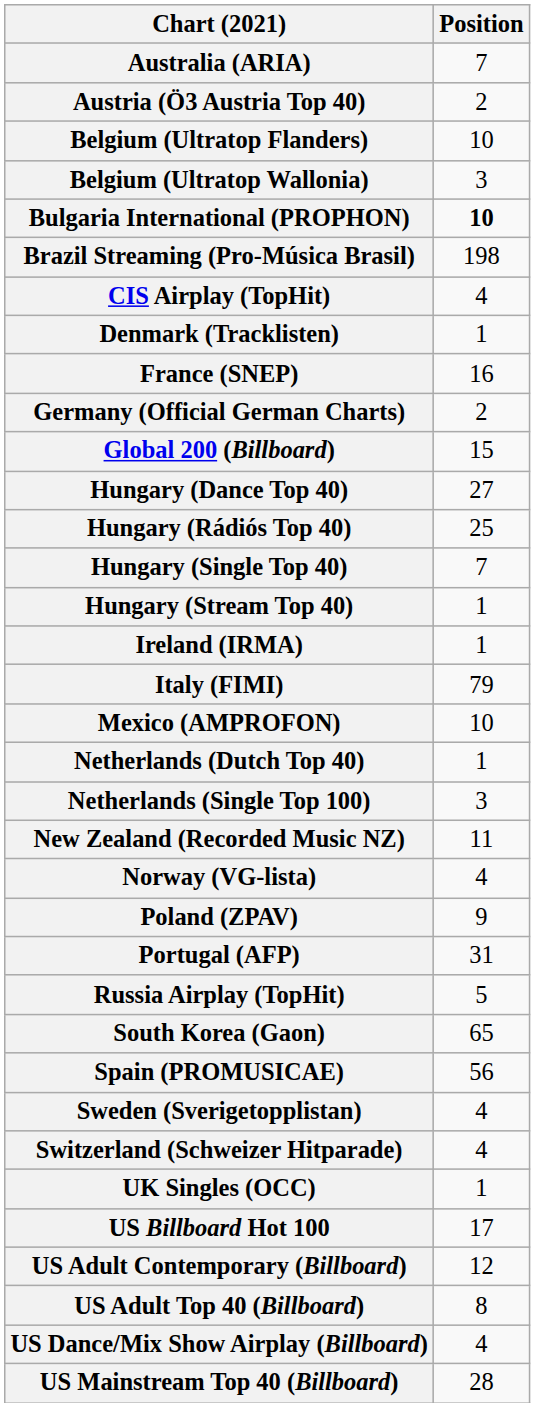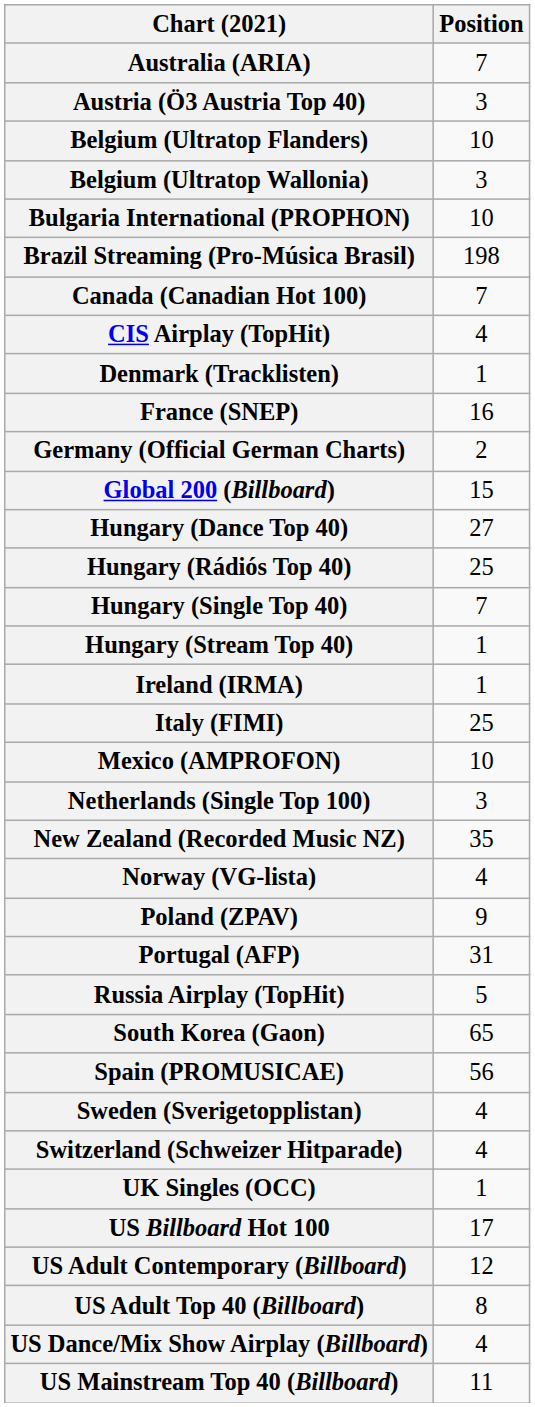(481, 101) 2 -> (481, 101) 3
(481, 218) bold -> (481, 218) normal
+ row: (219, 295)
(481, 683) 79 -> (481, 722) 25
- row: (219, 761)
(481, 839) 11 -> (481, 839) 35
(481, 1382) 28 -> (481, 1382) 11
